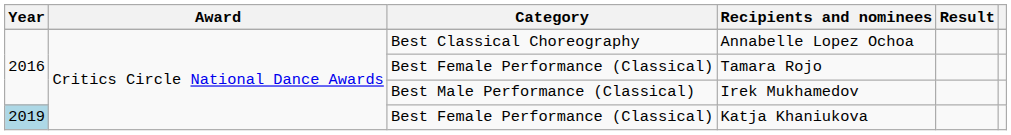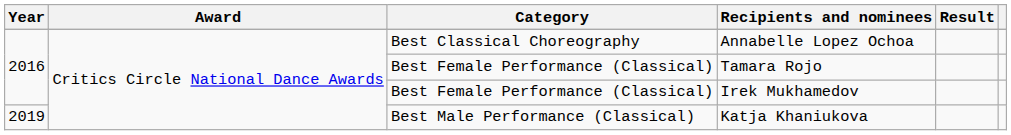(543, 92) Best Male Performance (Classical) -> (552, 92) Best Female Performance (Classical)
(27, 117) lightblue background -> (27, 117) no background
(552, 117) Best Female Performance (Classical) -> (543, 117) Best Male Performance (Classical)
